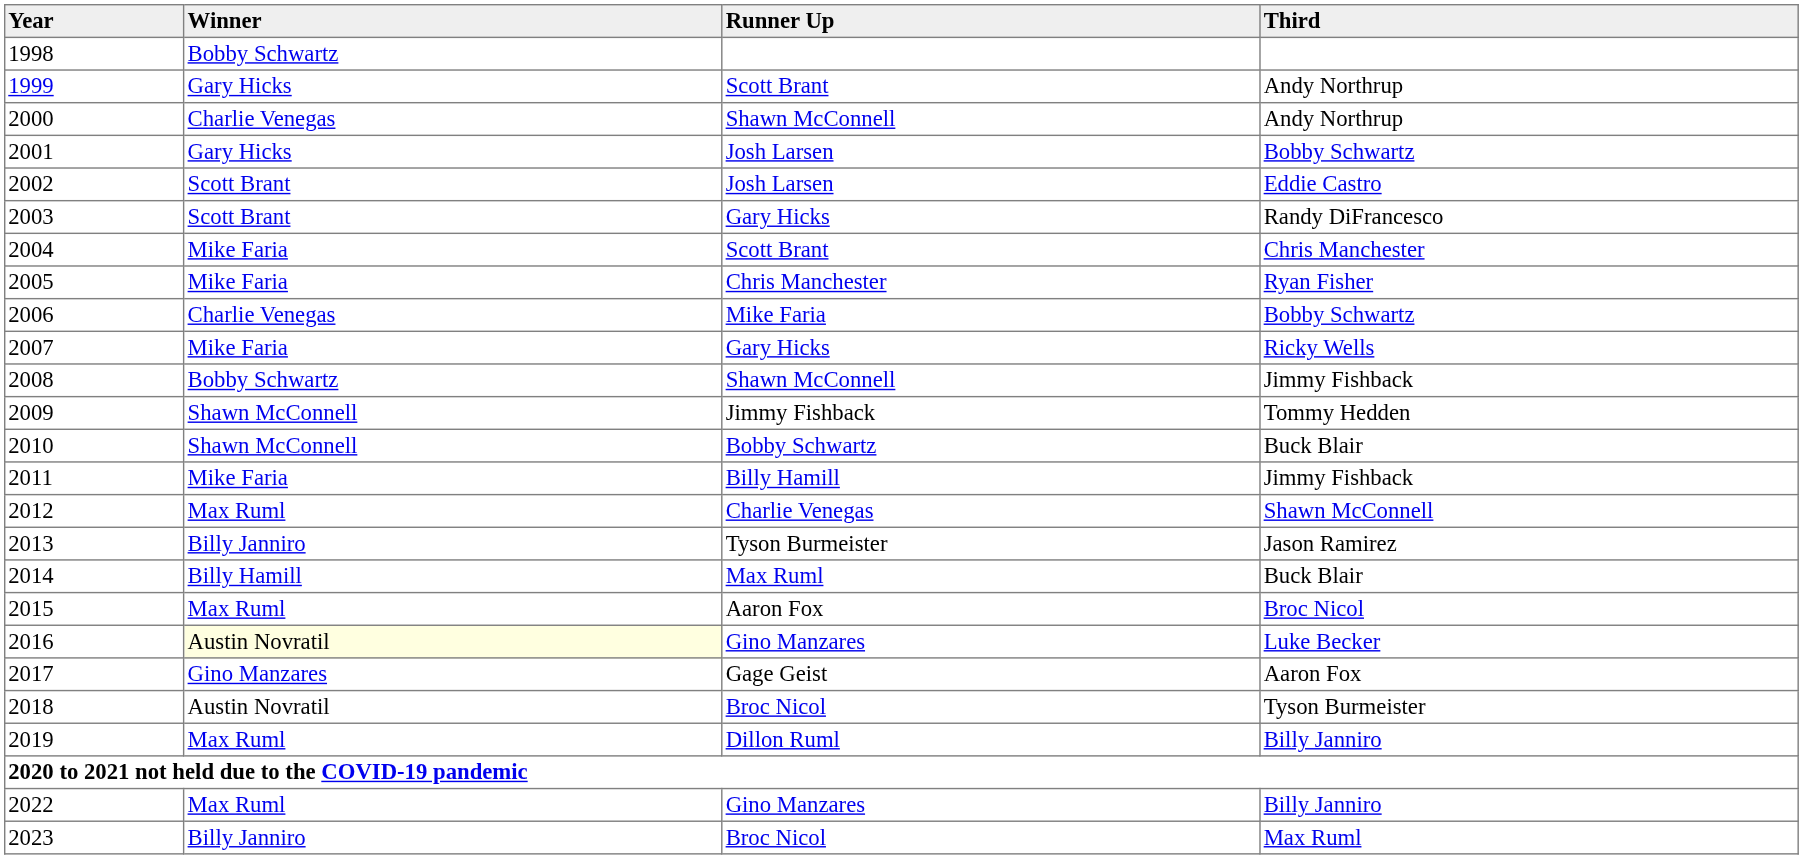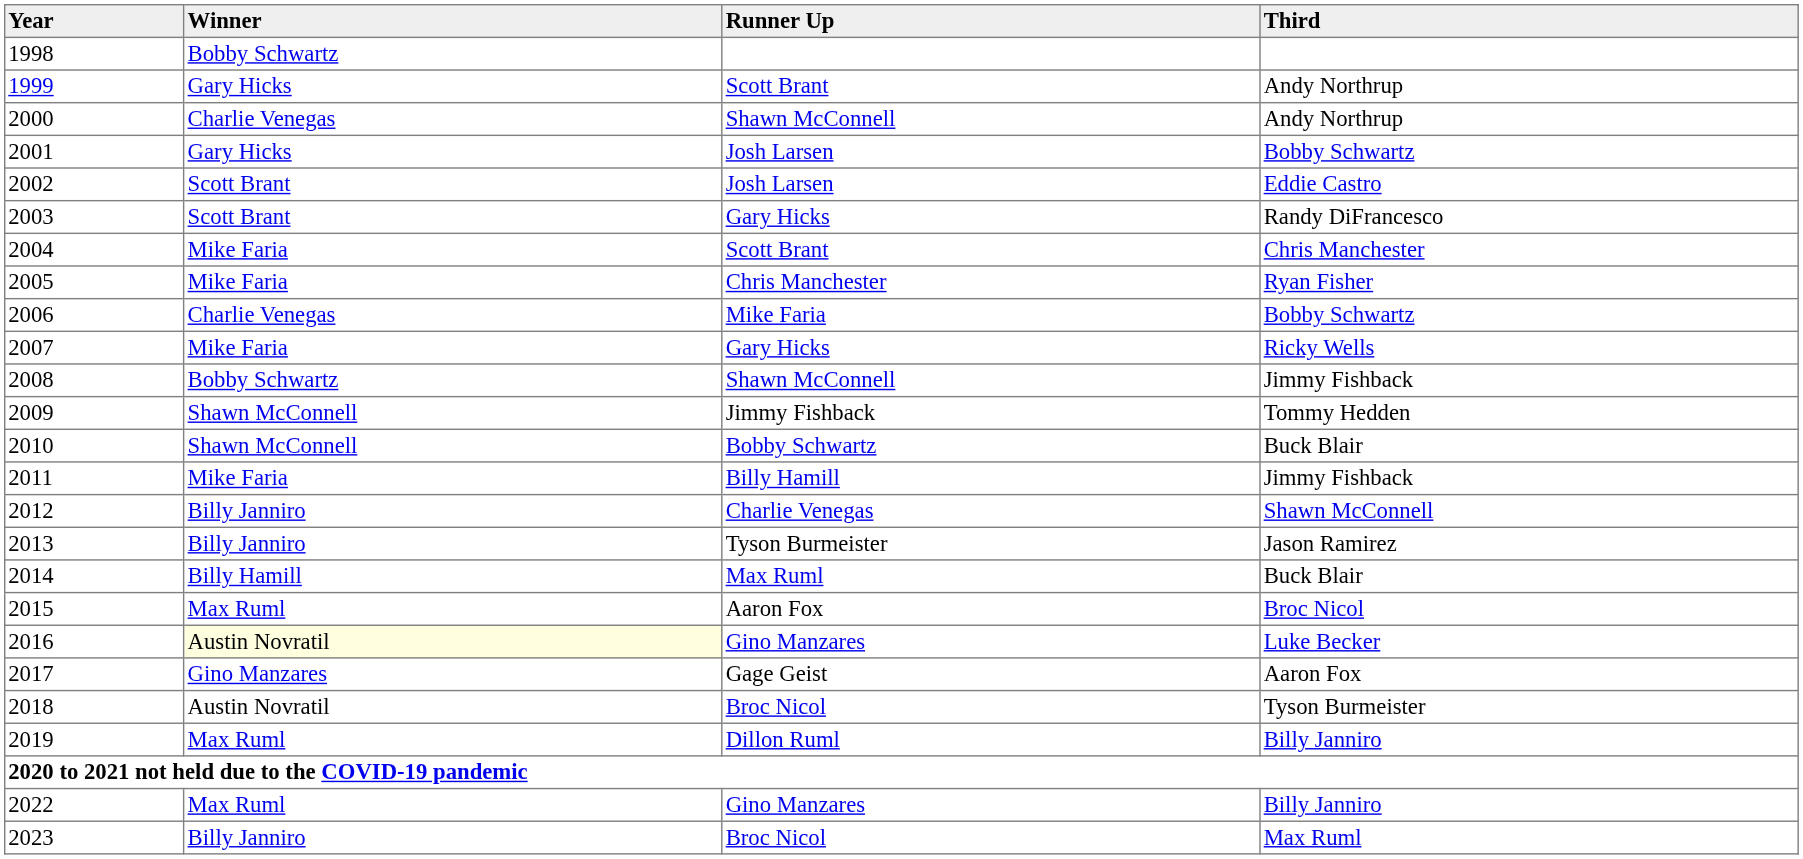(237, 510) Max Ruml -> (247, 510) Billy Janniro
